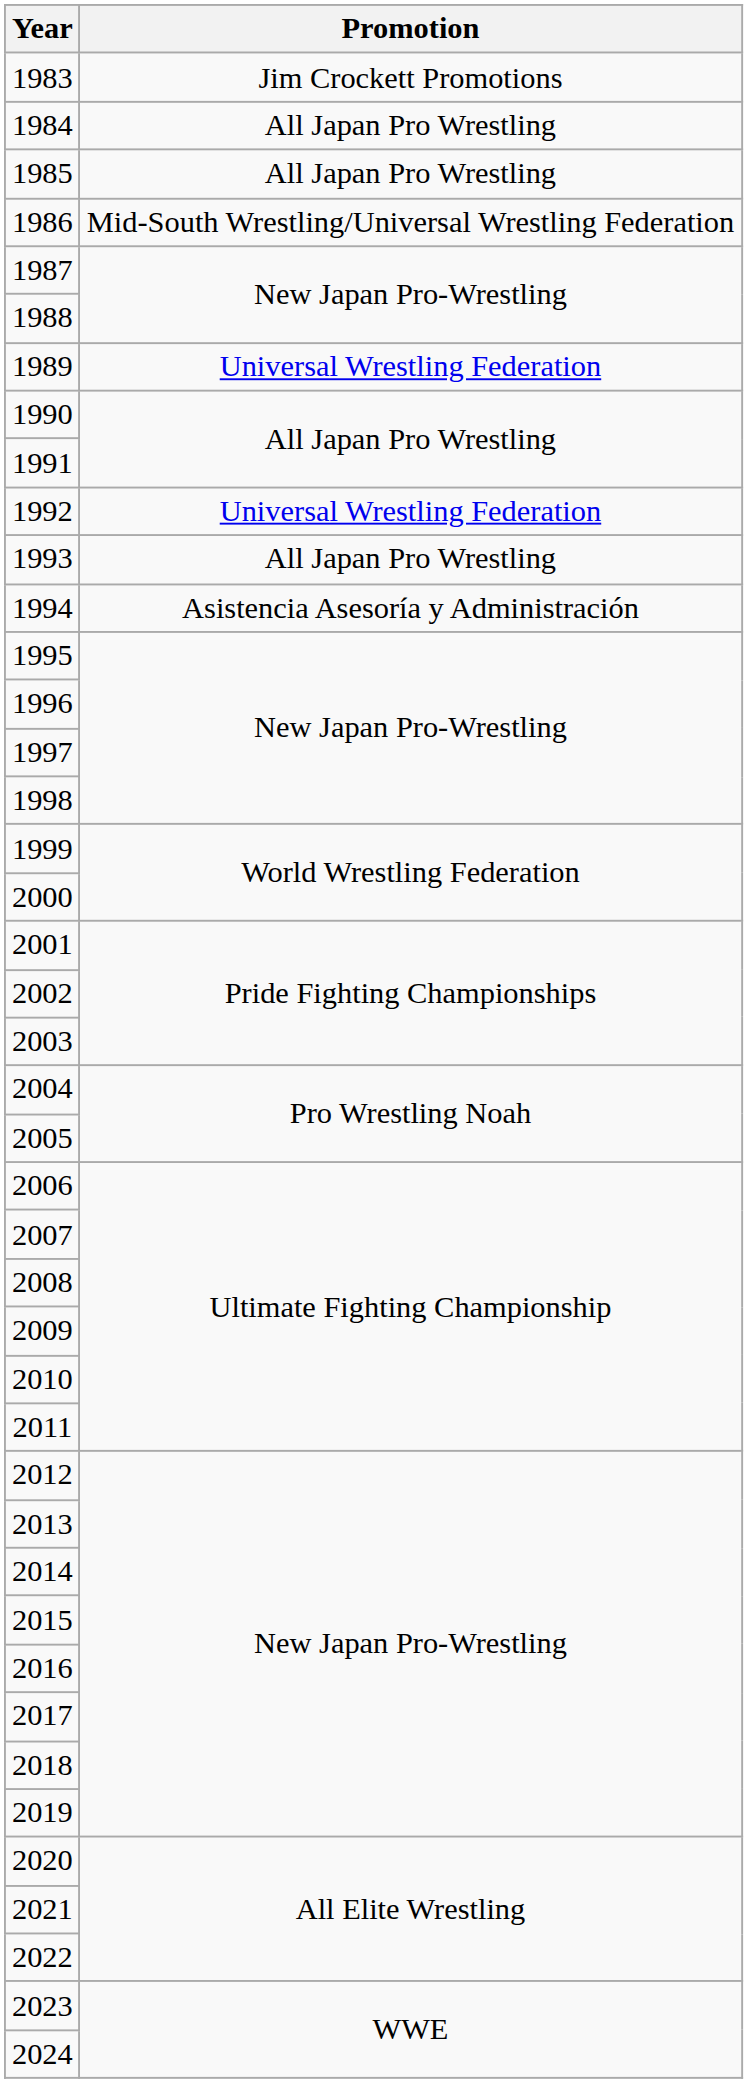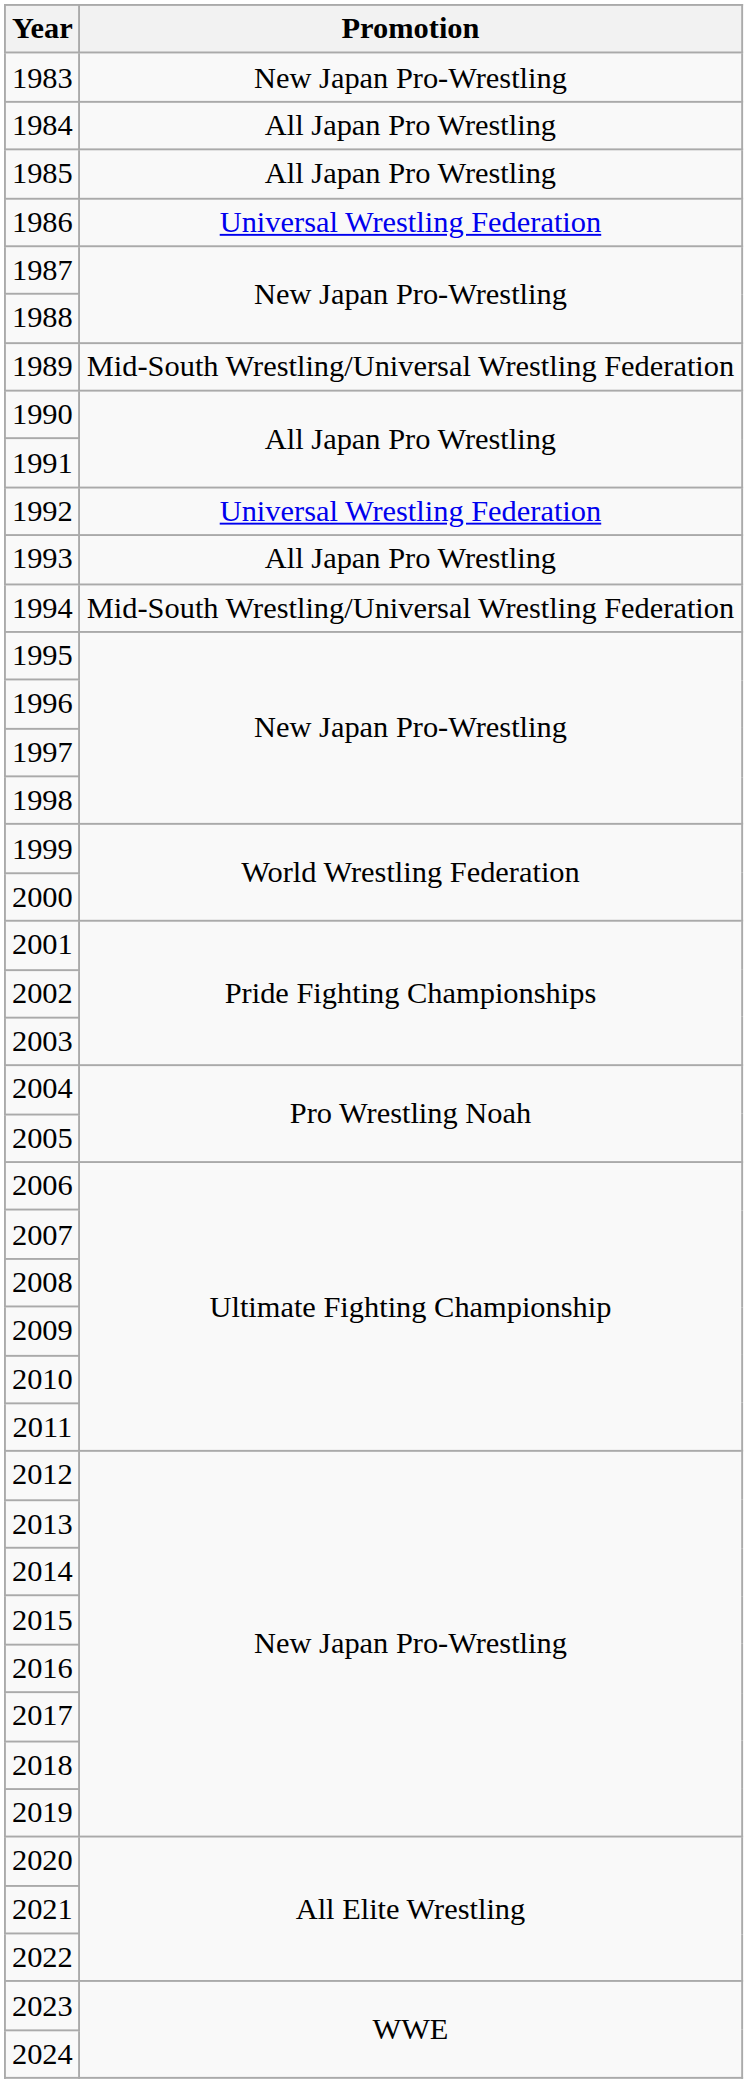(410, 76) Jim Crockett Promotions -> (410, 76) New Japan Pro-Wrestling
(410, 221) Mid-South Wrestling/Universal Wrestling Federation -> (410, 221) Universal Wrestling Federation
(410, 366) Universal Wrestling Federation -> (410, 366) Mid-South Wrestling/Universal Wrestling Federation
(410, 607) Asistencia Asesoría y Administración -> (410, 607) Mid-South Wrestling/Universal Wrestling Federation
